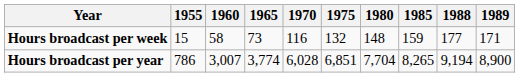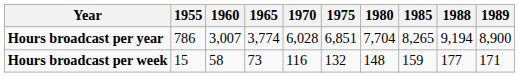rows swapped: (86, 60) <-> (88, 38)
